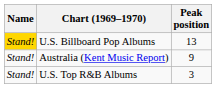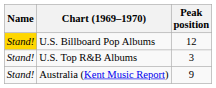(191, 41) 13 -> (191, 41) 12
rows swapped: (88, 74) <-> (104, 58)
